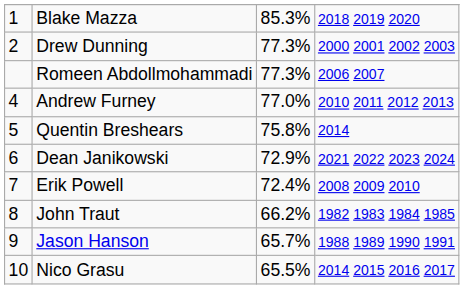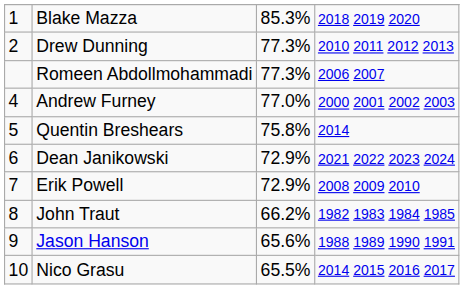(386, 46) 2000 2001 2002 2003 -> (386, 46) 2010 2011 2012 2013
(386, 102) 2010 2011 2012 2013 -> (386, 102) 2000 2001 2002 2003
(286, 185) 72.4% -> (286, 185) 72.9%
(286, 241) 65.7% -> (286, 241) 65.6%
